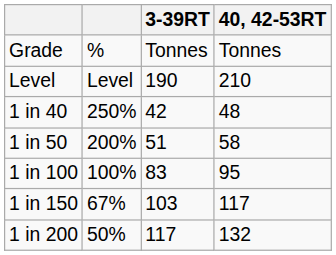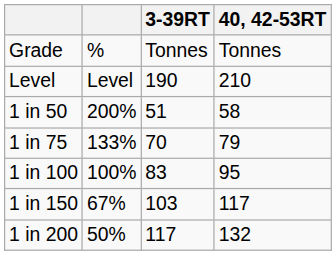- row: (38, 111)
+ row: (38, 142)
